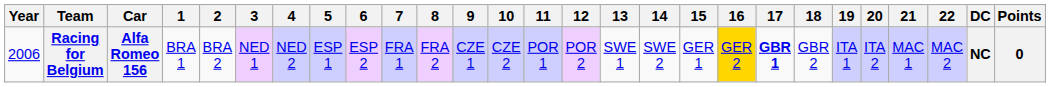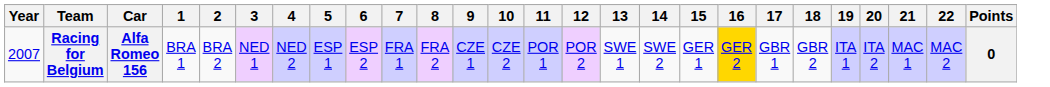- column: (980, 15)
(24, 54) 2006 -> (24, 54) 2007
(775, 54) bold -> (775, 54) normal
